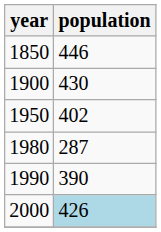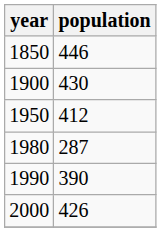(73, 115) 402 -> (73, 115) 412
(73, 210) lightblue background -> (73, 210) no background
